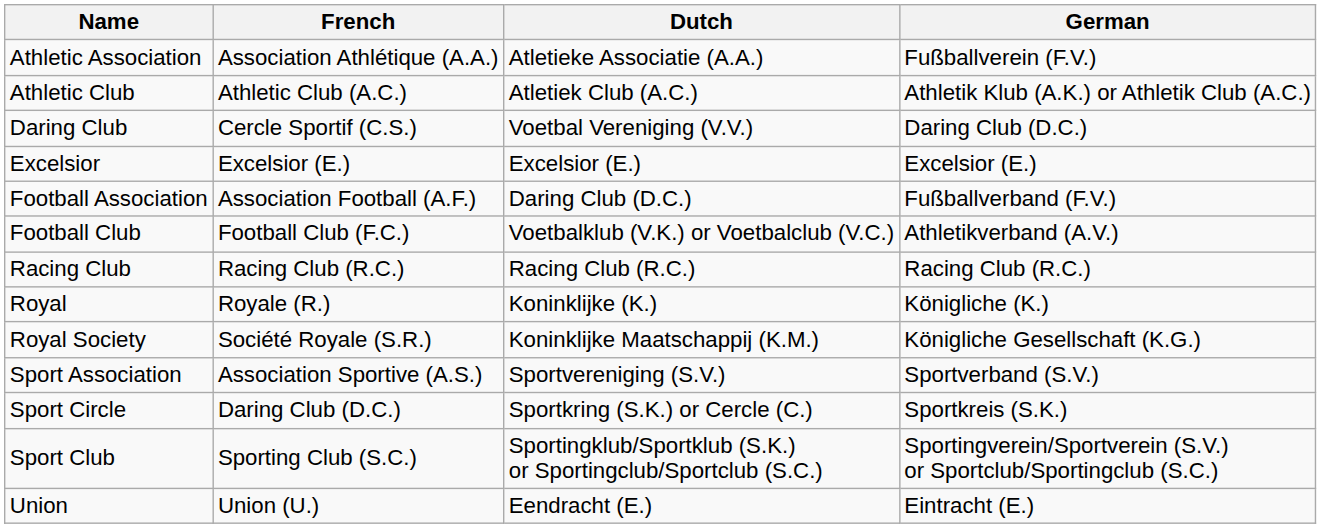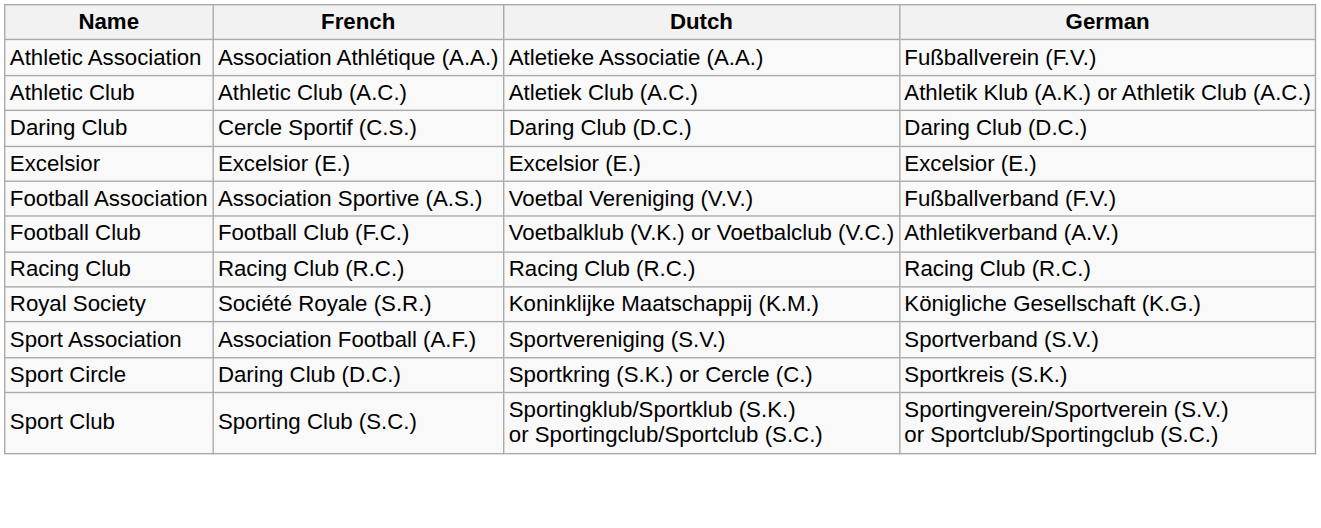(631, 127) Voetbal Vereniging (V.V.) -> (600, 127) Daring Club (D.C.)
(347, 198) Association Football (A.F.) -> (350, 198) Association Sportive (A.S.)
(600, 198) Daring Club (D.C.) -> (631, 198) Voetbal Vereniging (V.V.)
- row: (38, 304)
(350, 374) Association Sportive (A.S.) -> (347, 339) Association Football (A.F.)
- row: (39, 505)
